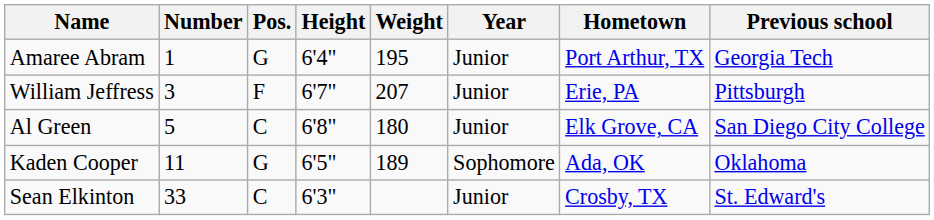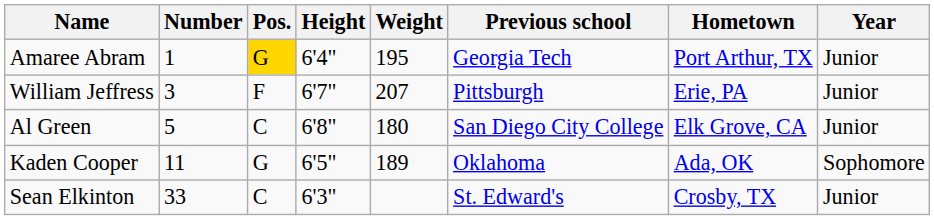columns swapped: (504, 22) <-> (820, 22)
(261, 57) no background -> (261, 57) gold background
